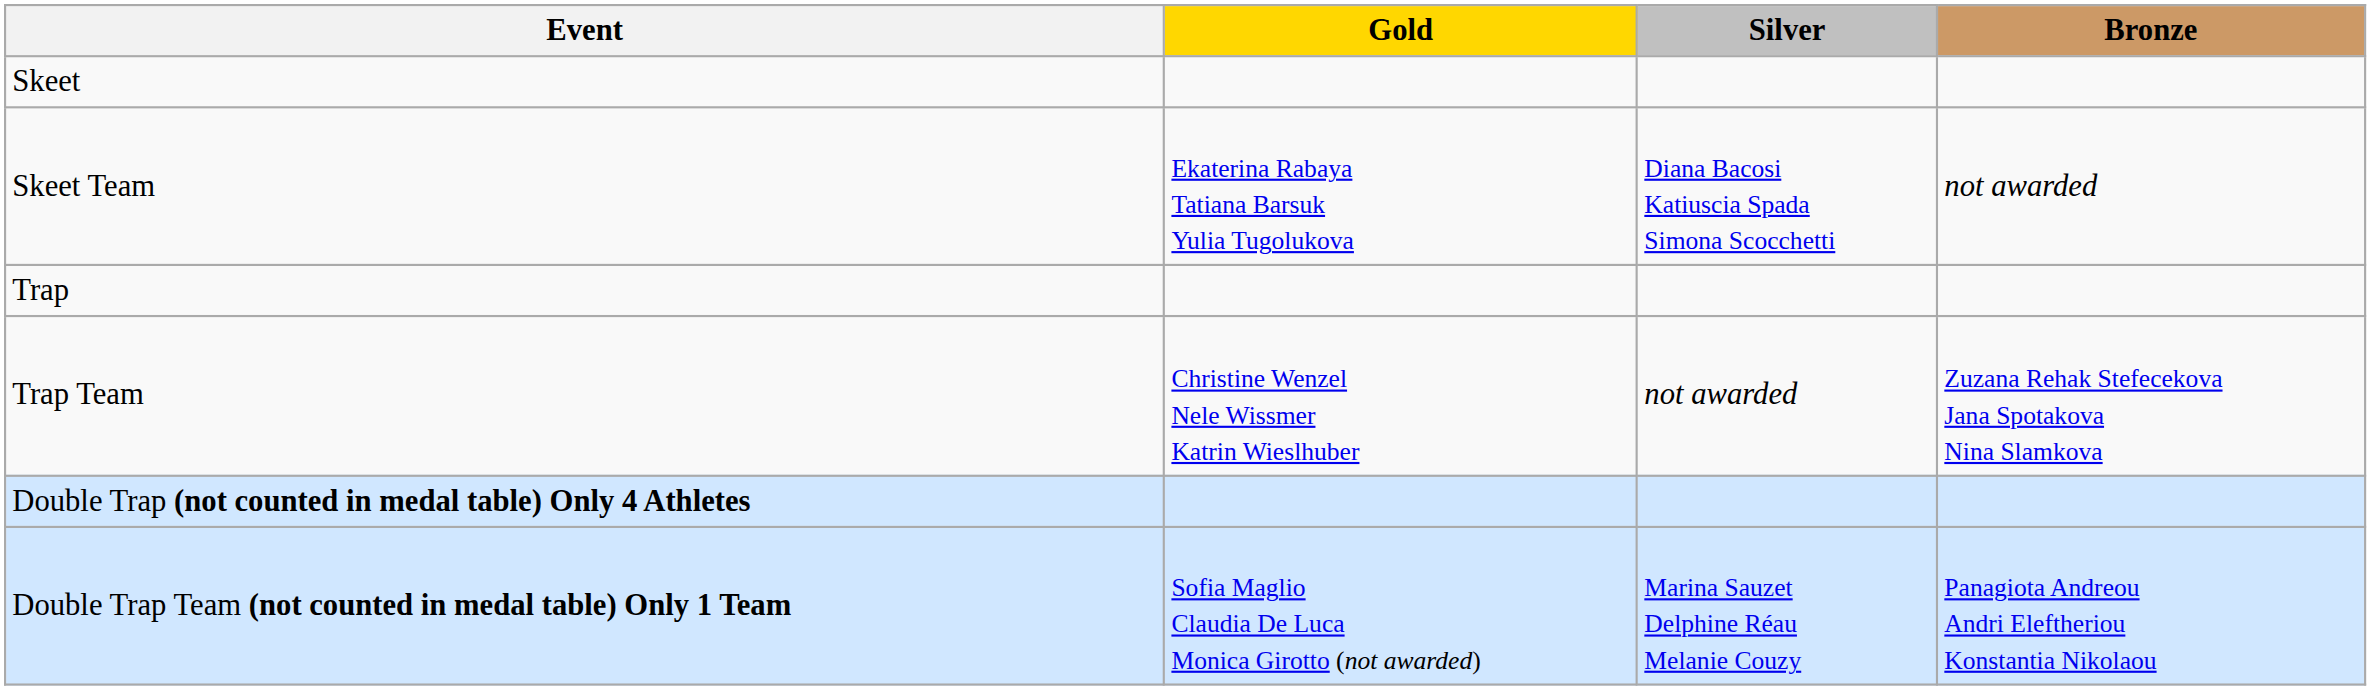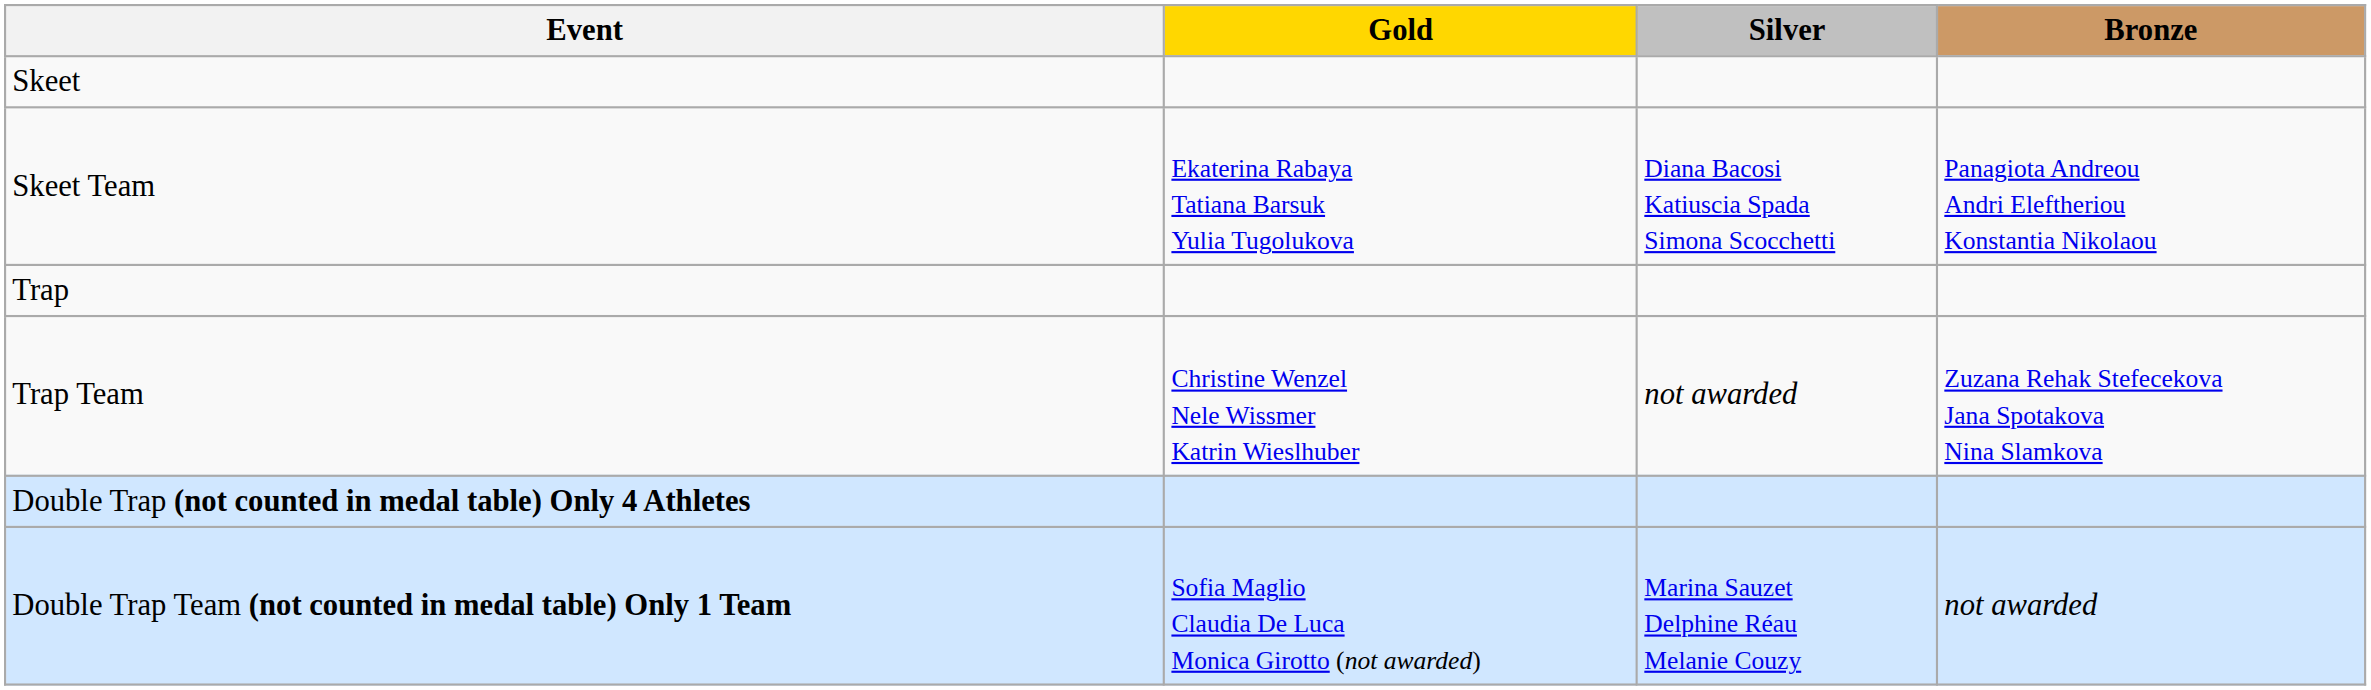(2021, 185) not awarded -> (2050, 205) Panagiota Andreou Andri Eleftheriou Konstantia Nikolaou
(2050, 625) Panagiota Andreou Andri Eleftheriou Konstantia Nikolaou -> (2021, 605) not awarded
